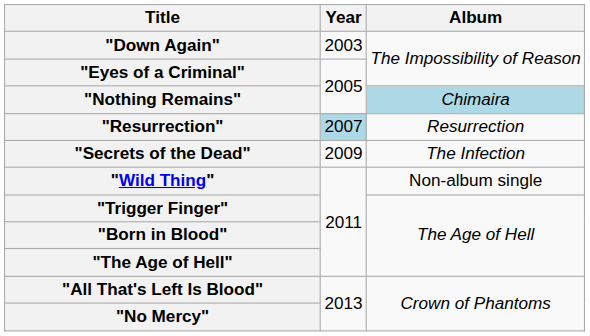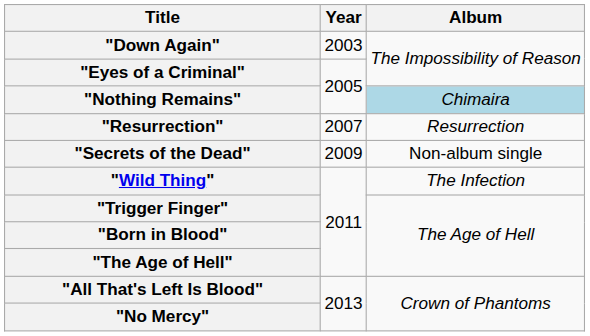(344, 126) lightblue background -> (344, 126) no background
(476, 153) The Infection -> (476, 153) Non-album single
(476, 180) Non-album single -> (476, 180) The Infection
